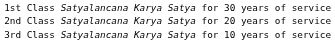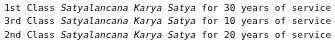rows swapped: (30, 21) <-> (30, 35)
